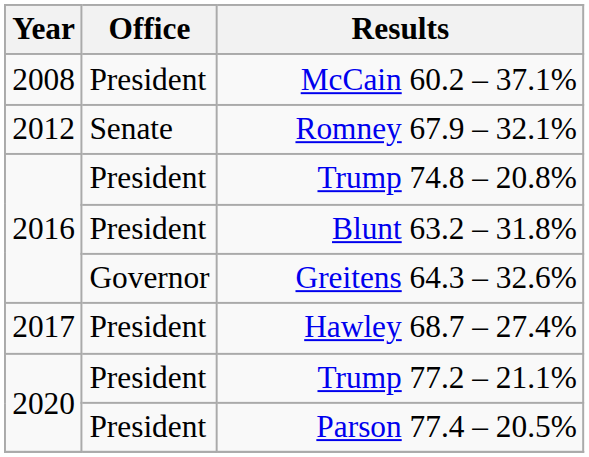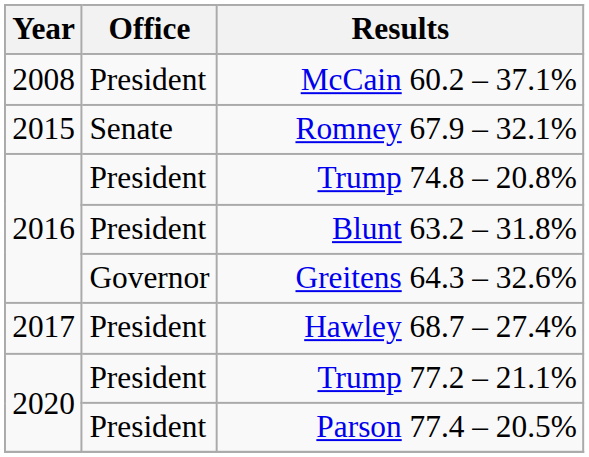(44, 128) 2012 -> (44, 128) 2015
